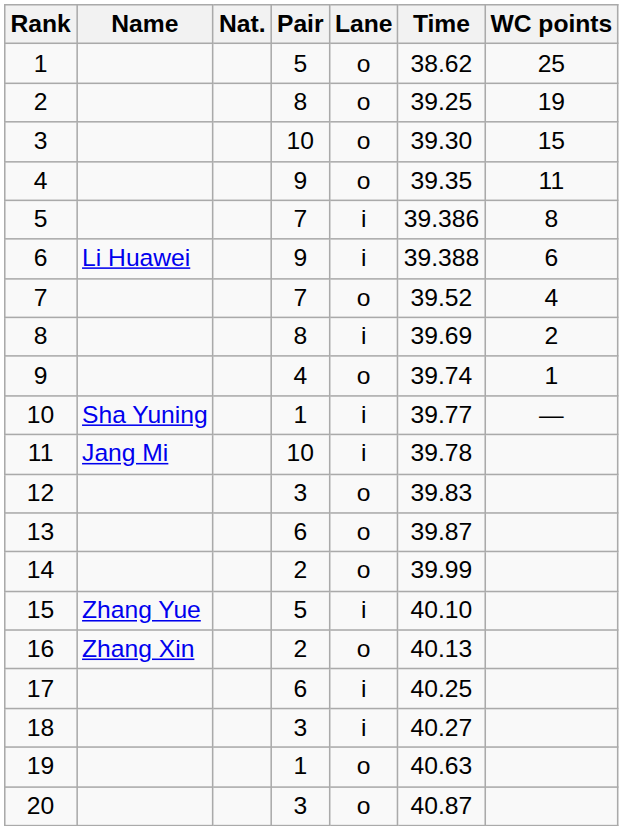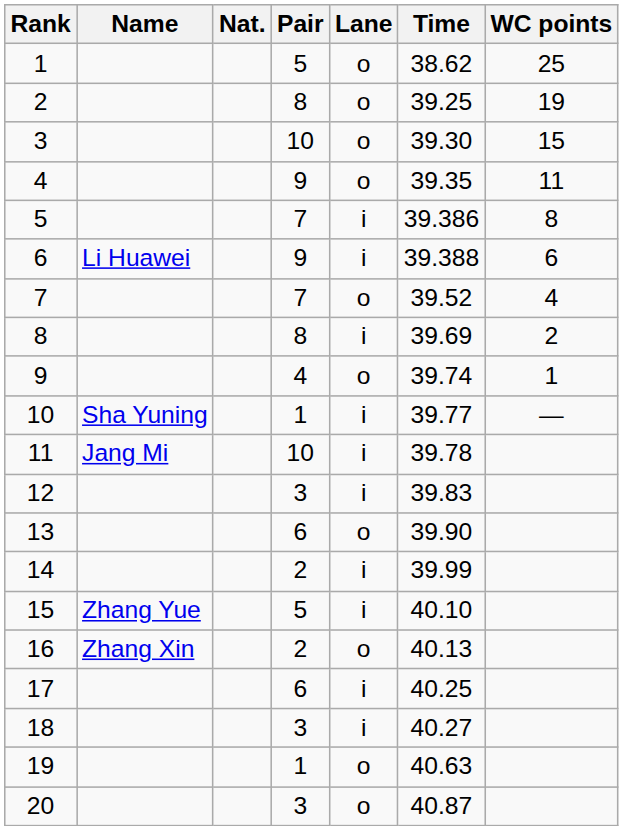(364, 492) o -> (364, 492) i
(441, 532) 39.87 -> (441, 532) 39.90
(364, 571) o -> (364, 571) i
